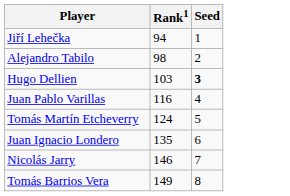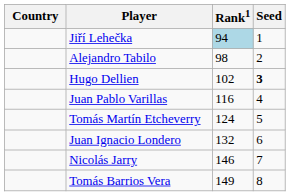+ column: (35, 16)
(160, 38) no background -> (222, 38) lightblue background
(163, 79) 103 -> (225, 79) 102
(163, 139) 135 -> (225, 139) 132
